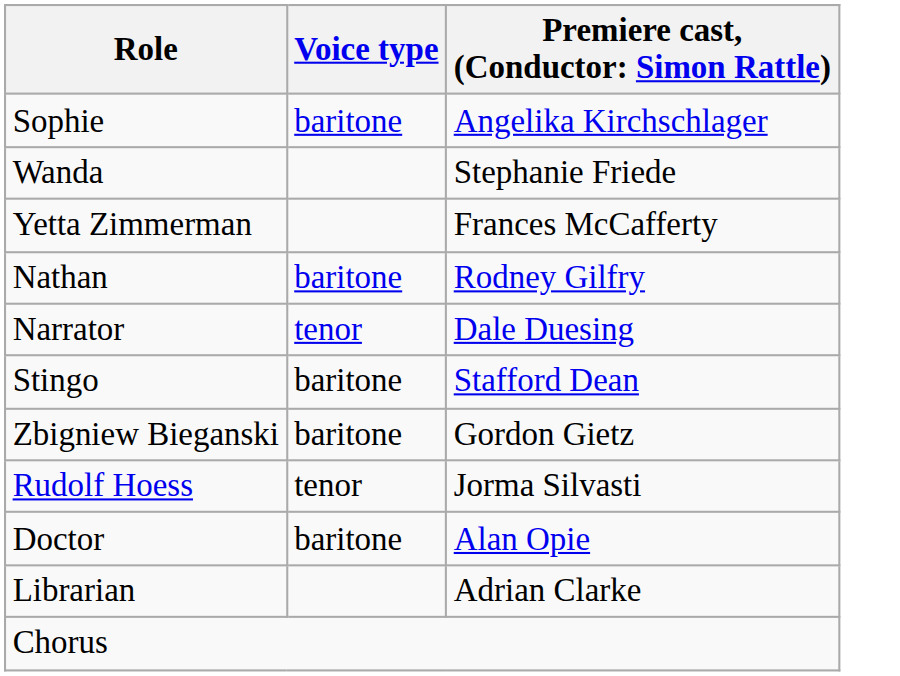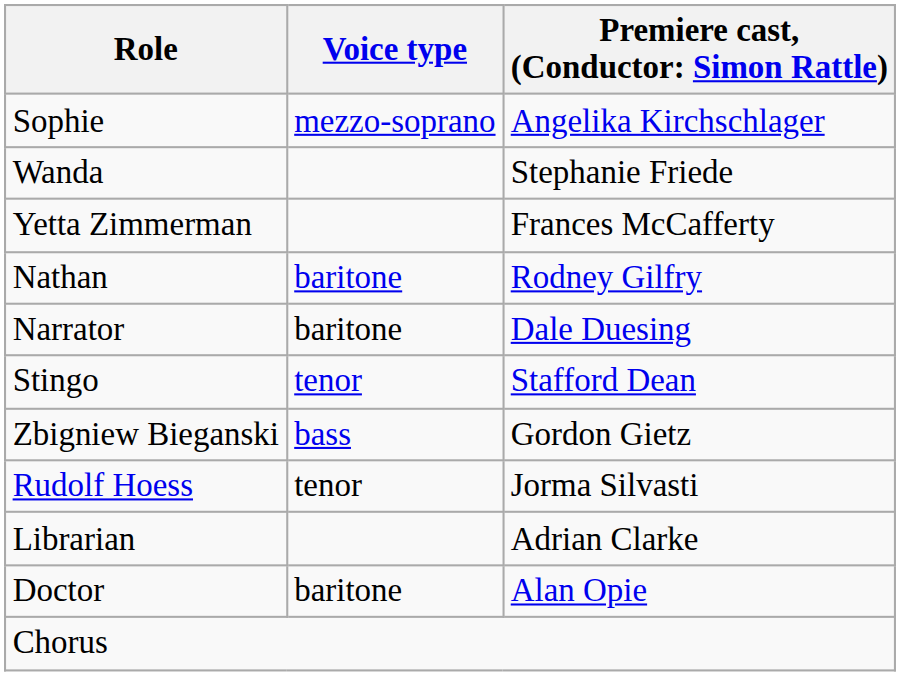(348, 119) baritone -> (395, 119) mezzo-soprano
(328, 329) tenor -> (348, 329) baritone
(348, 381) baritone -> (328, 381) tenor
(348, 433) baritone -> (323, 433) bass
rows swapped: (58, 538) <-> (74, 590)
